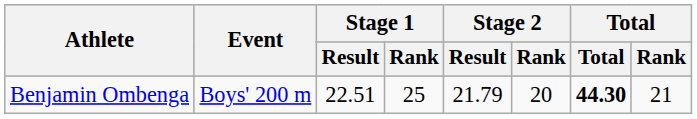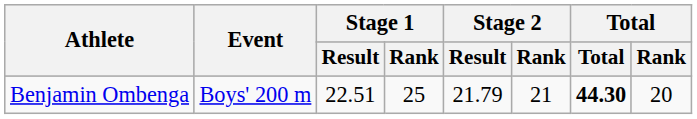(541, 94) 20 -> (541, 94) 21
(661, 94) 21 -> (661, 94) 20
